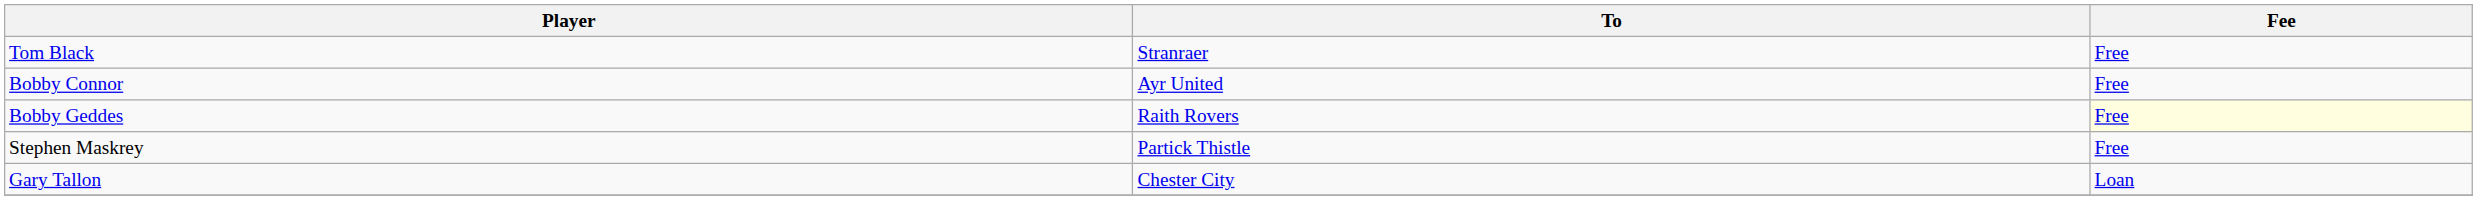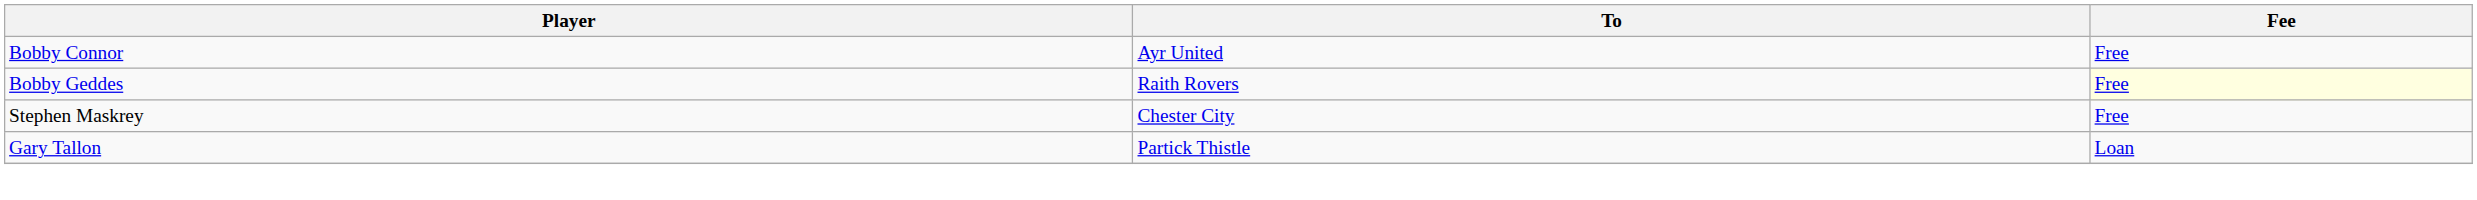- row: (52, 52)
(1194, 147) Partick Thistle -> (1186, 116) Chester City
(1186, 179) Chester City -> (1194, 147) Partick Thistle
